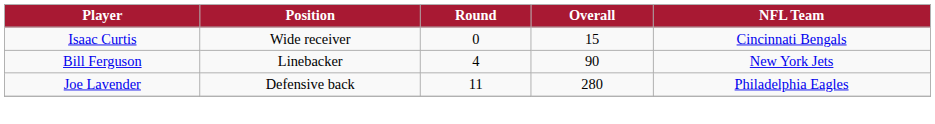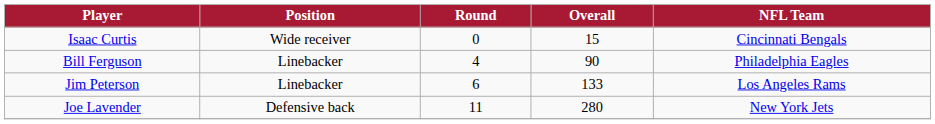(792, 61) New York Jets -> (792, 61) Philadelphia Eagles
+ row: (102, 84)
(792, 84) Philadelphia Eagles -> (792, 107) New York Jets
